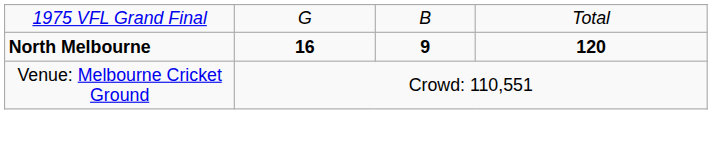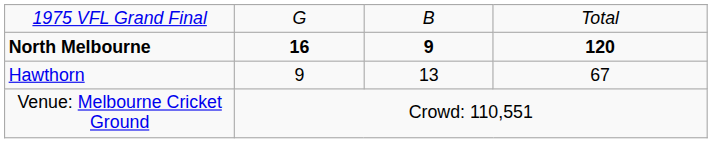+ row: (47, 74)
